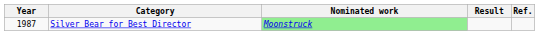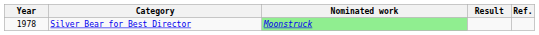(26, 24) 1987 -> (26, 24) 1978
